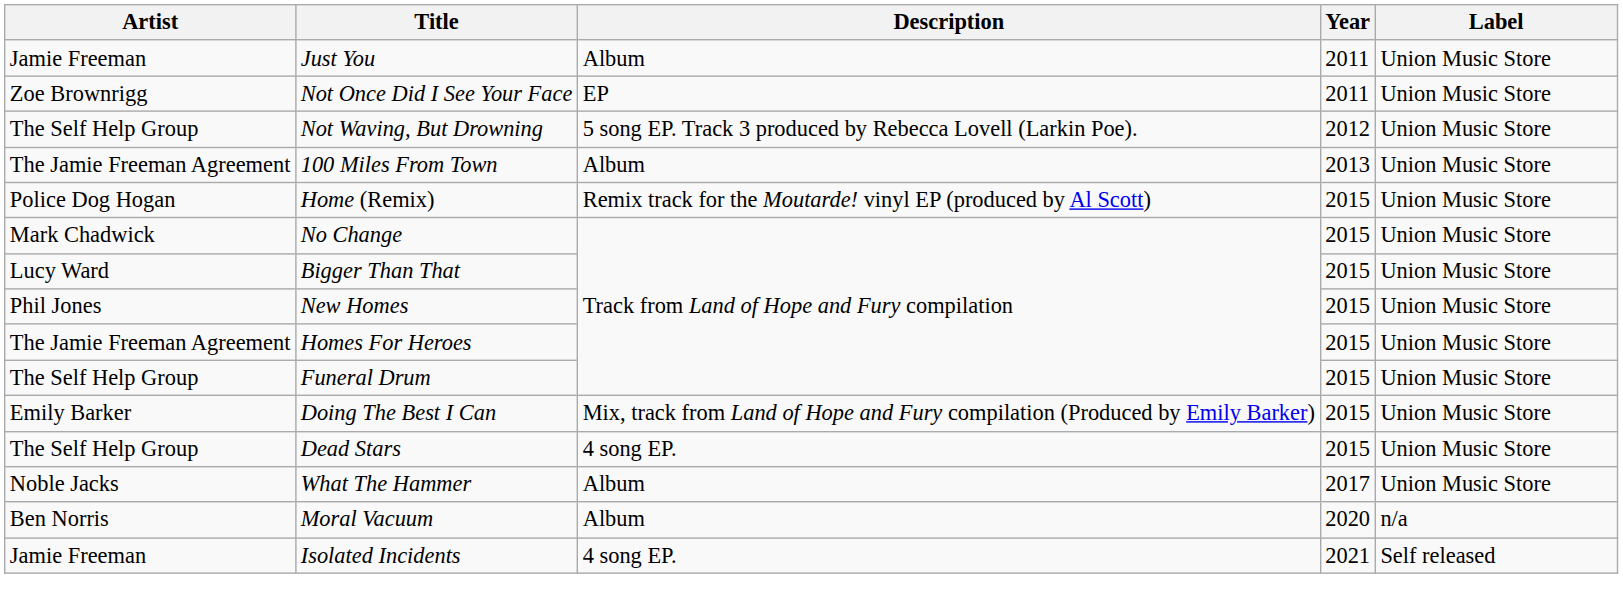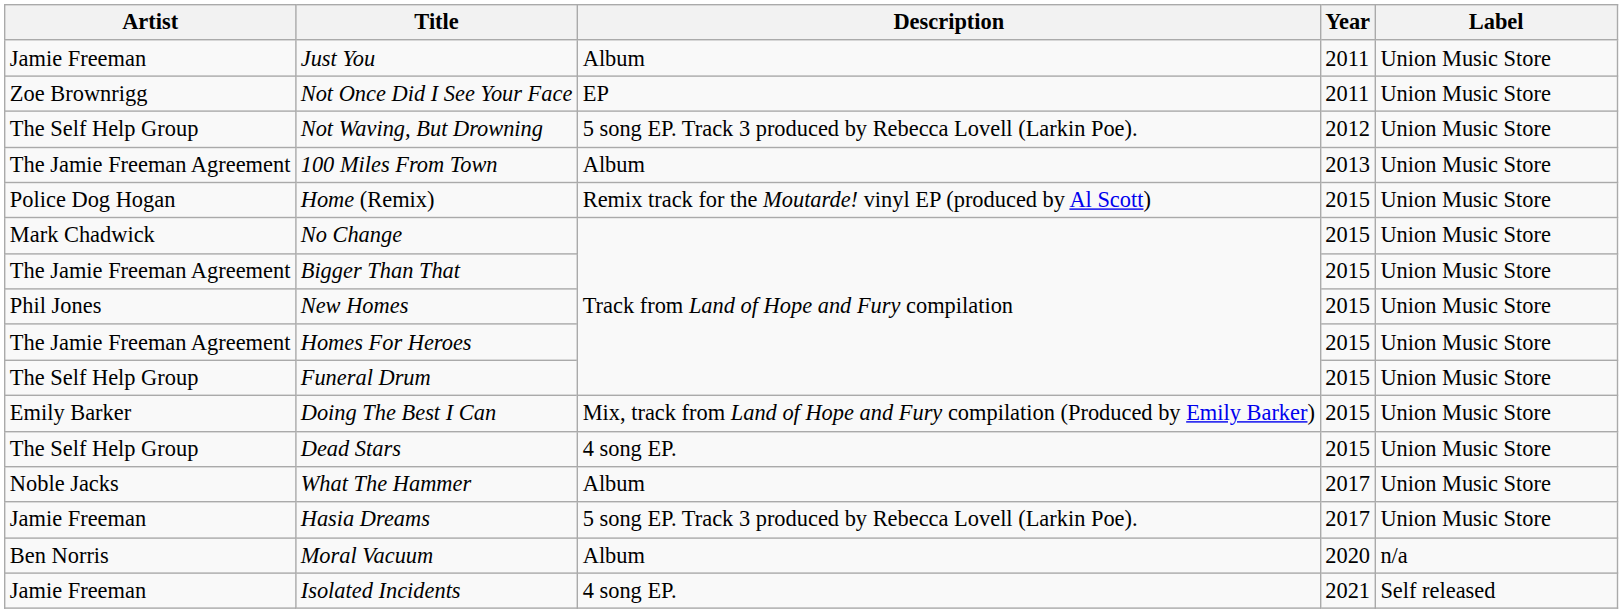(59, 270) Lucy Ward -> (150, 270) The Jamie Freeman Agreement
+ row: (365, 519)
